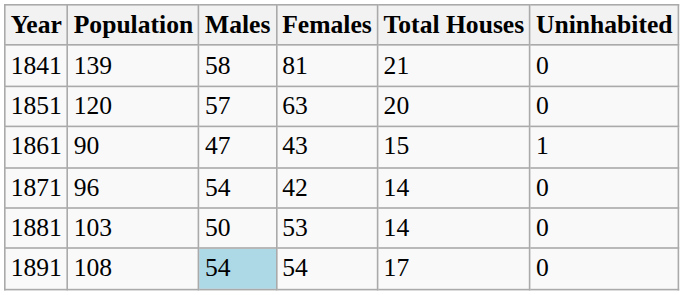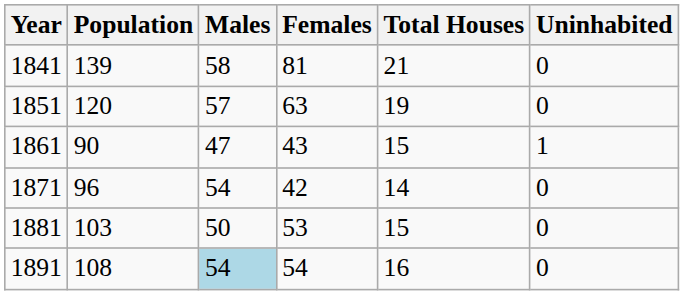(396, 106) 20 -> (396, 106) 19
(396, 227) 14 -> (396, 227) 15
(396, 268) 17 -> (396, 268) 16
